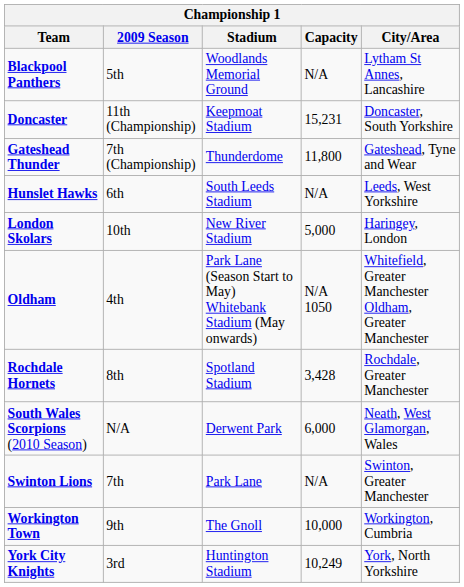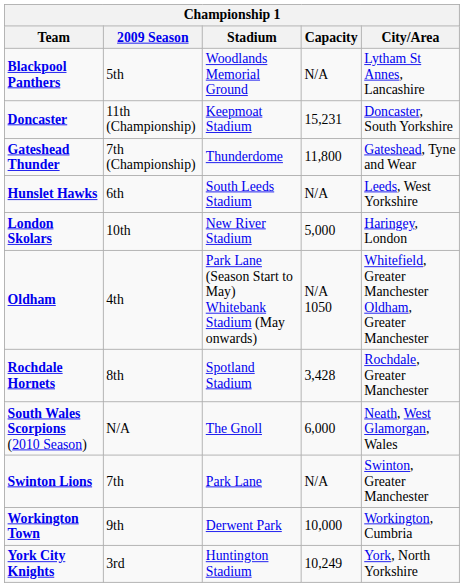(244, 428) Derwent Park -> (234, 428) The Gnoll
(234, 526) The Gnoll -> (244, 526) Derwent Park
